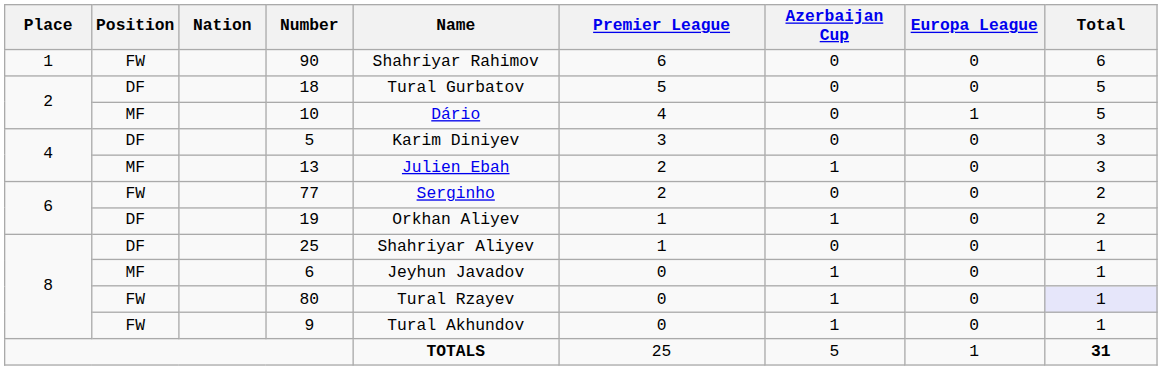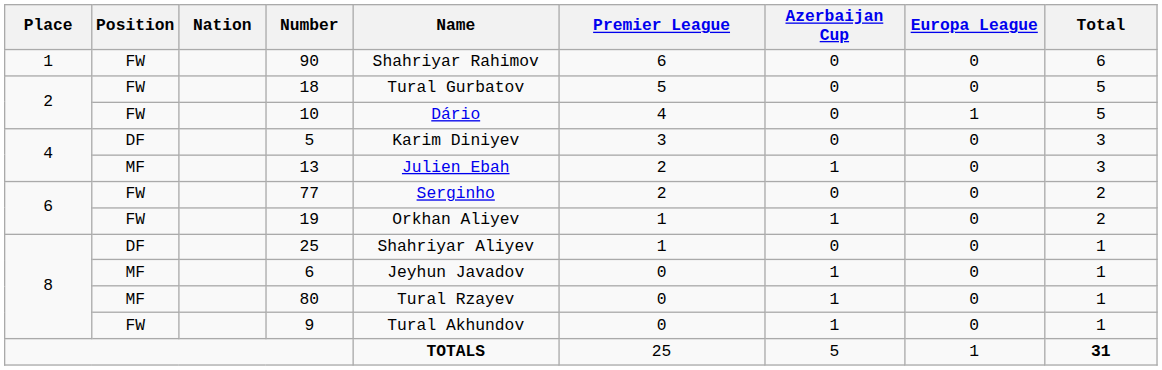(135, 89) DF -> (135, 89) FW
(135, 116) MF -> (135, 116) FW
(135, 221) DF -> (135, 221) FW
(135, 300) FW -> (135, 300) MF
(1101, 300) lavender background -> (1101, 300) no background
